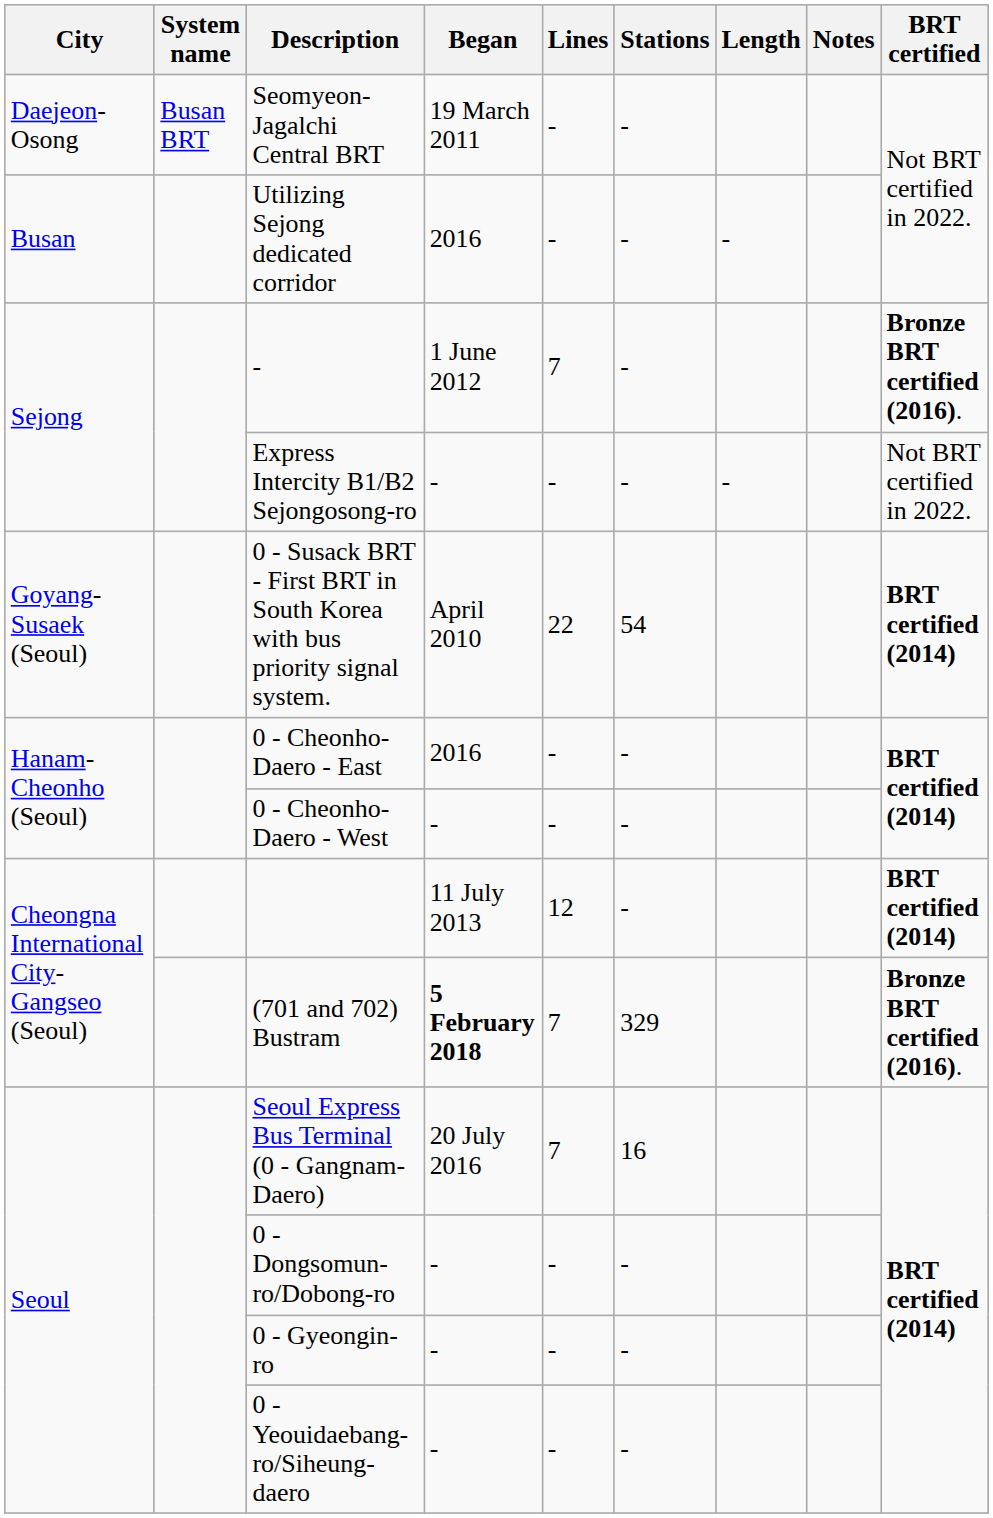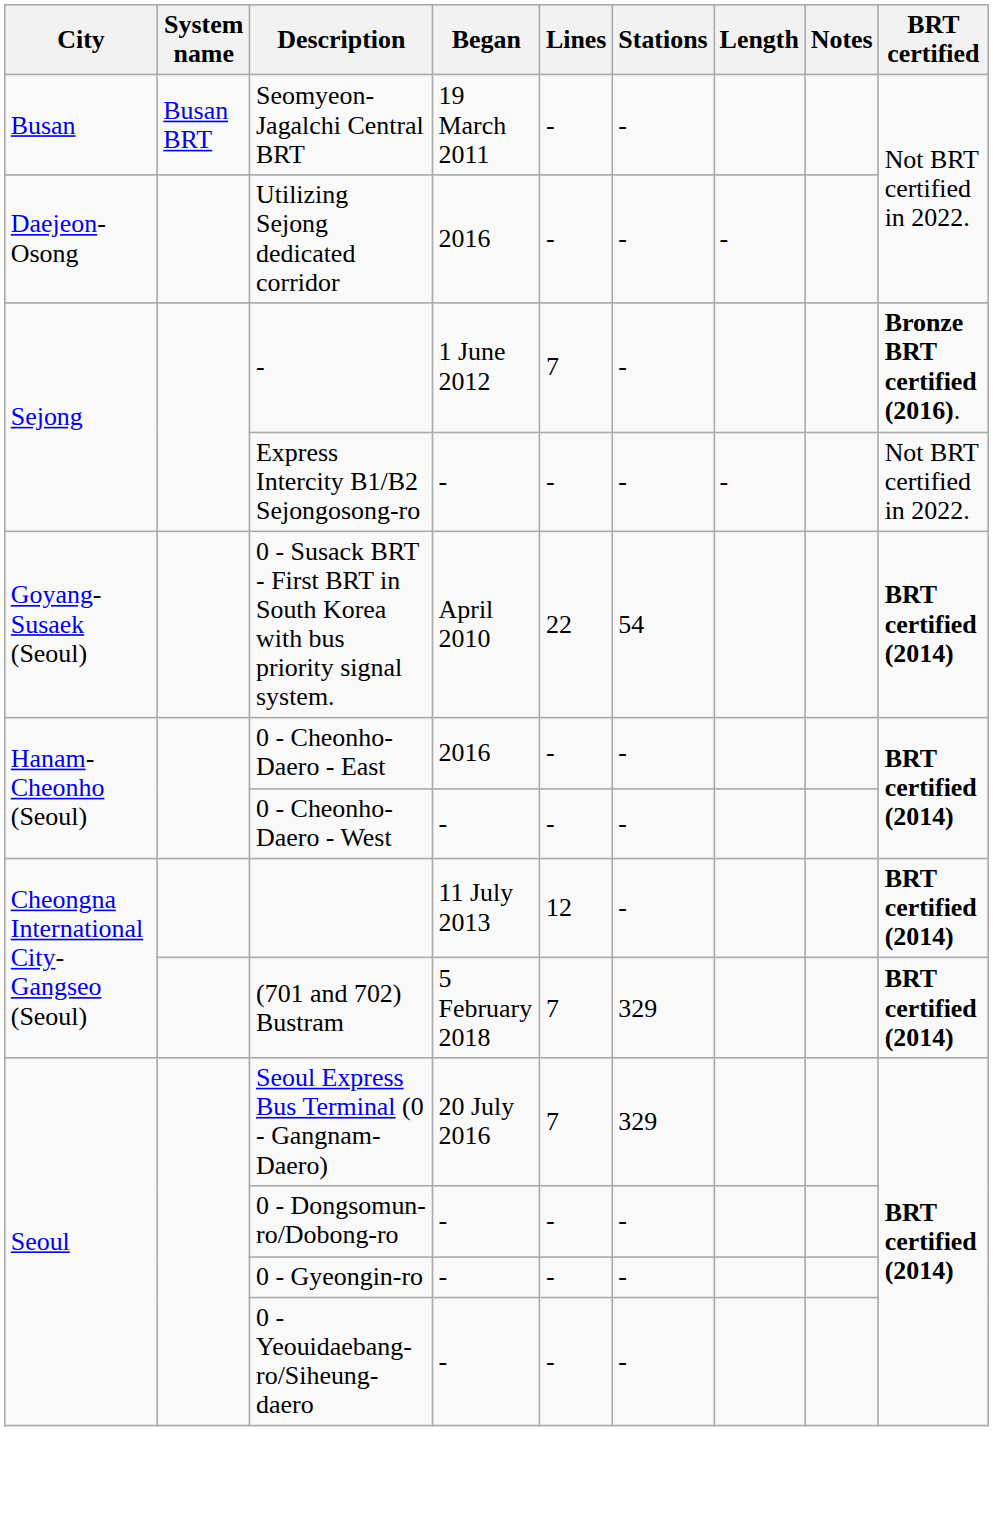(58, 124) Daejeon-Osong -> (43, 124) Busan
(43, 238) Busan -> (58, 238) Daejeon-Osong
(482, 1021) bold -> (485, 1007) normal
(933, 1021) Bronze BRT certified (2016). -> (931, 1007) BRT certified (2014)
(633, 1150) 16 -> (638, 1121) 329
